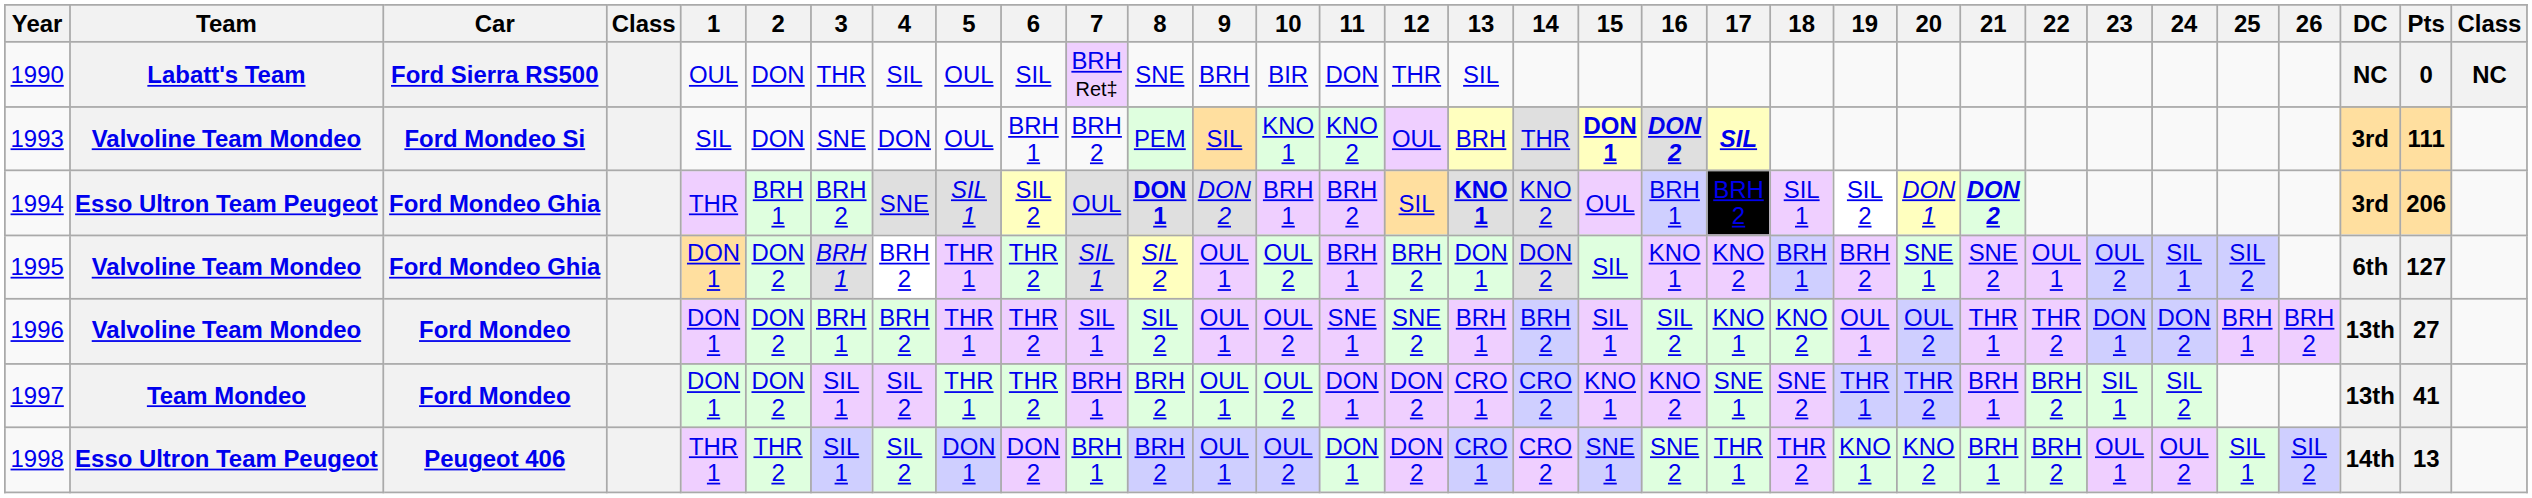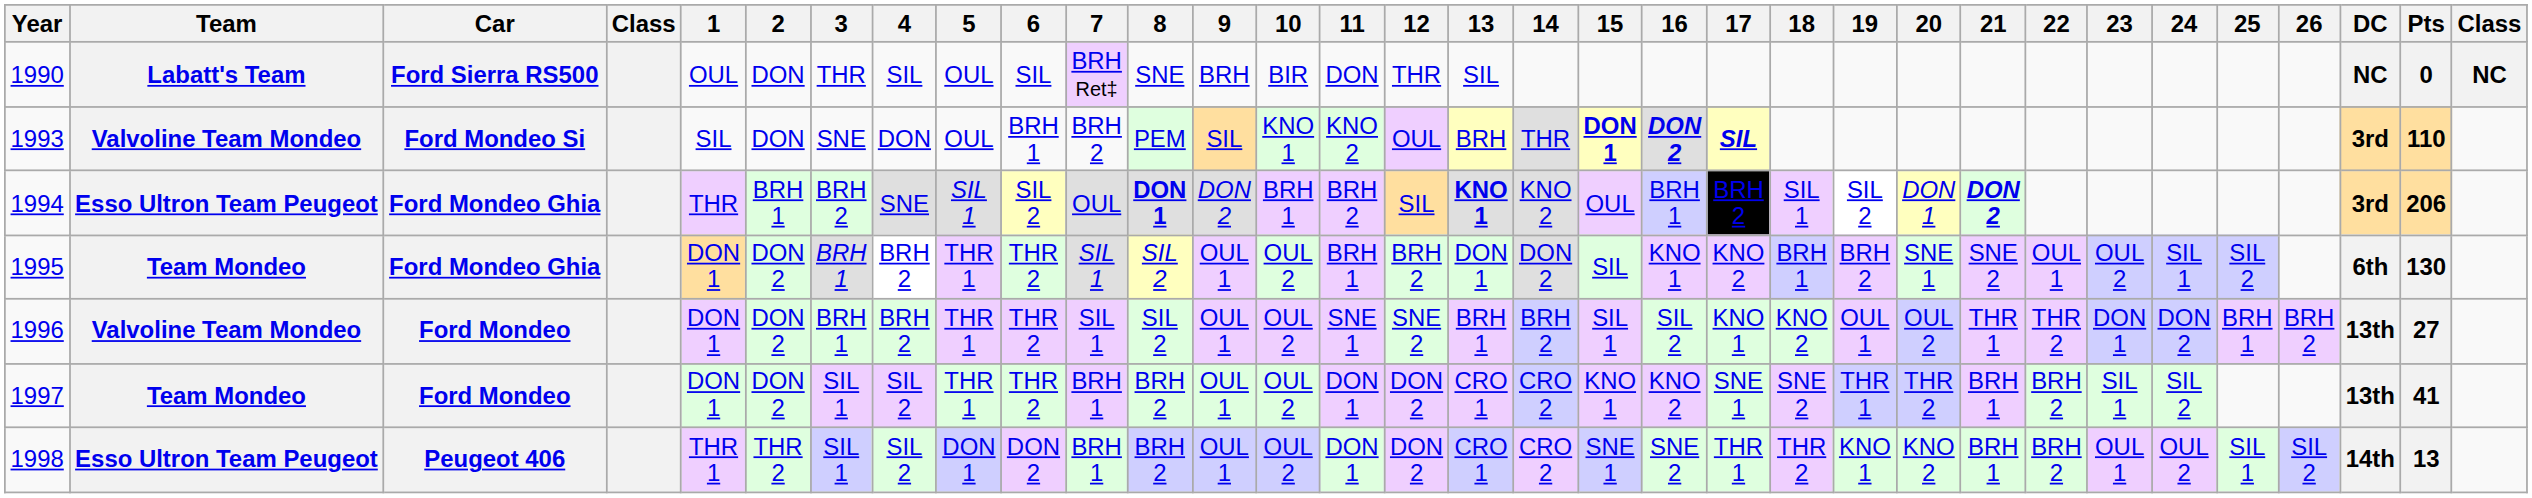(2426, 138) 111 -> (2426, 138) 110
(226, 267) Valvoline Team Mondeo -> (226, 267) Team Mondeo
(2426, 267) 127 -> (2426, 267) 130
